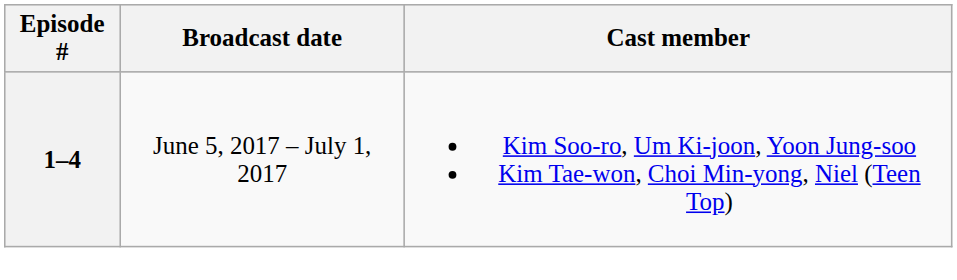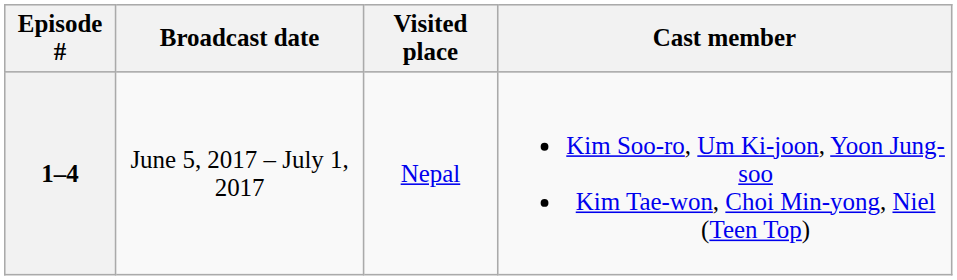+ column: (430, 38)
